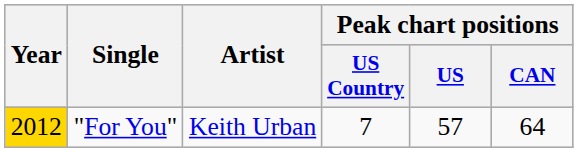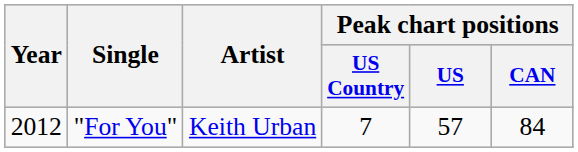(36, 126) gold background -> (36, 126) no background
(532, 126) 64 -> (532, 126) 84
